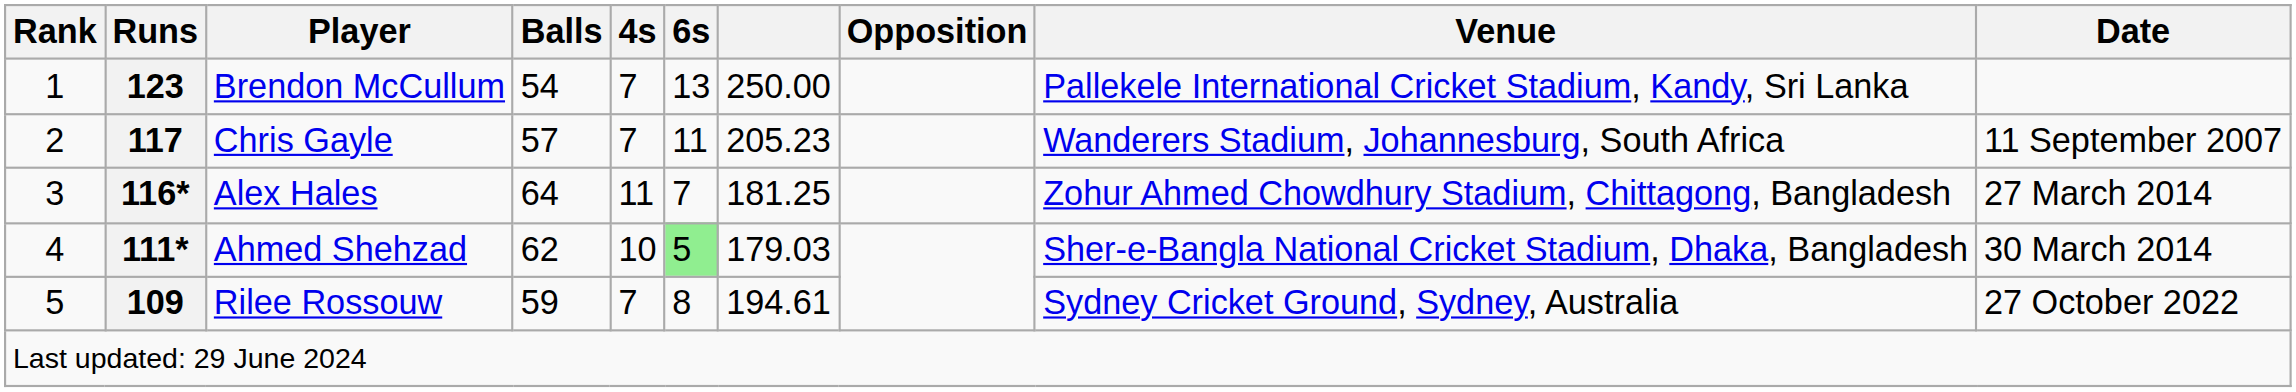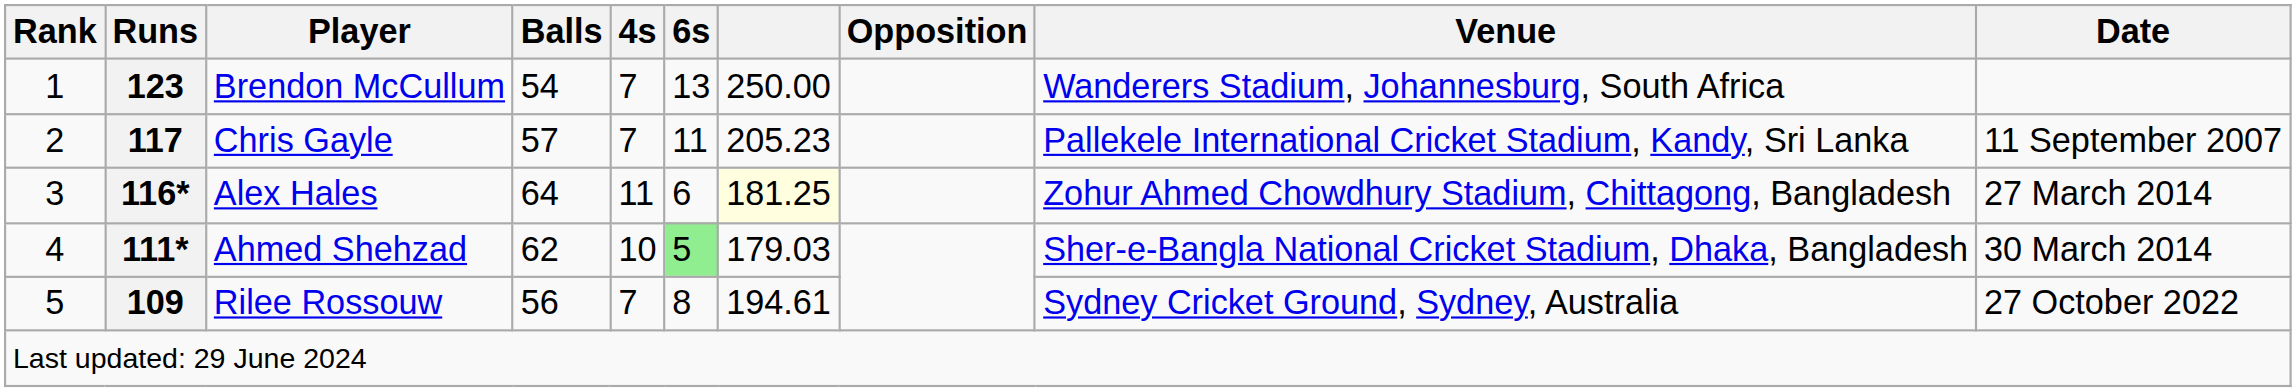(1476, 85) Pallekele International Cricket Stadium, Kandy, Sri Lanka -> (1414, 85) Wanderers Stadium, Johannesburg, South Africa
(1414, 140) Wanderers Stadium, Johannesburg, South Africa -> (1476, 140) Pallekele International Cricket Stadium, Kandy, Sri Lanka
(682, 194) 7 -> (682, 194) 6
(779, 194) no background -> (779, 194) lightyellow background
(540, 303) 59 -> (540, 303) 56
